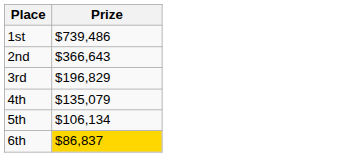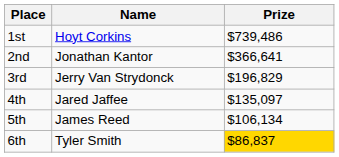+ column: (138, 15)
(83, 57) $366,643 -> (255, 57) $366,641
(83, 99) $135,079 -> (255, 99) $135,097
